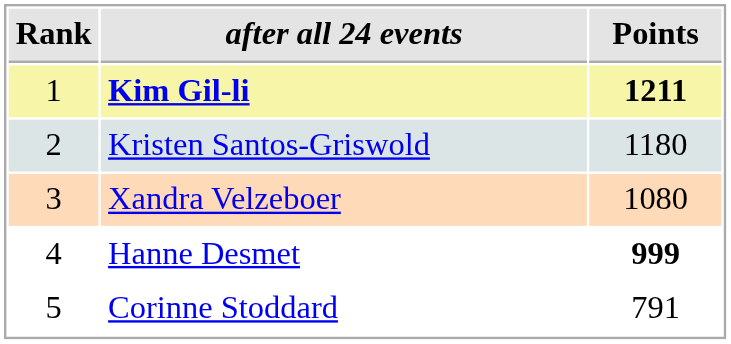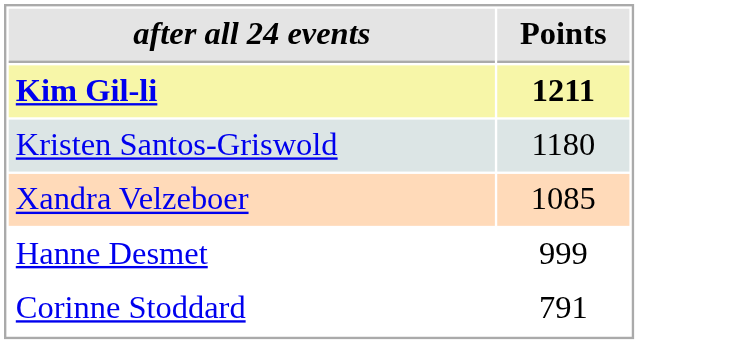- column: (54, 33)
(656, 199) 1080 -> (563, 199) 1085
(656, 253) bold -> (563, 253) normal
